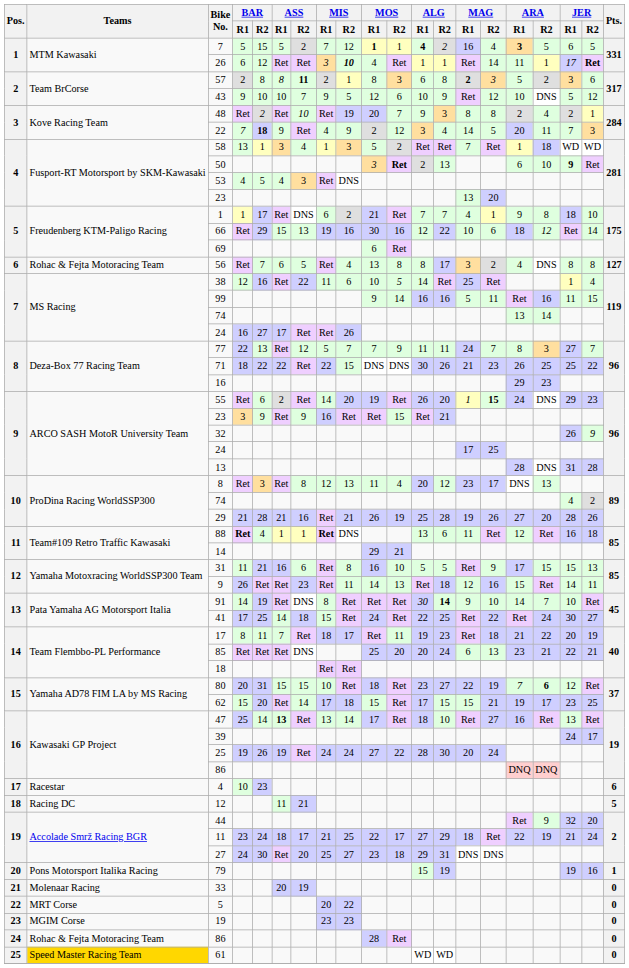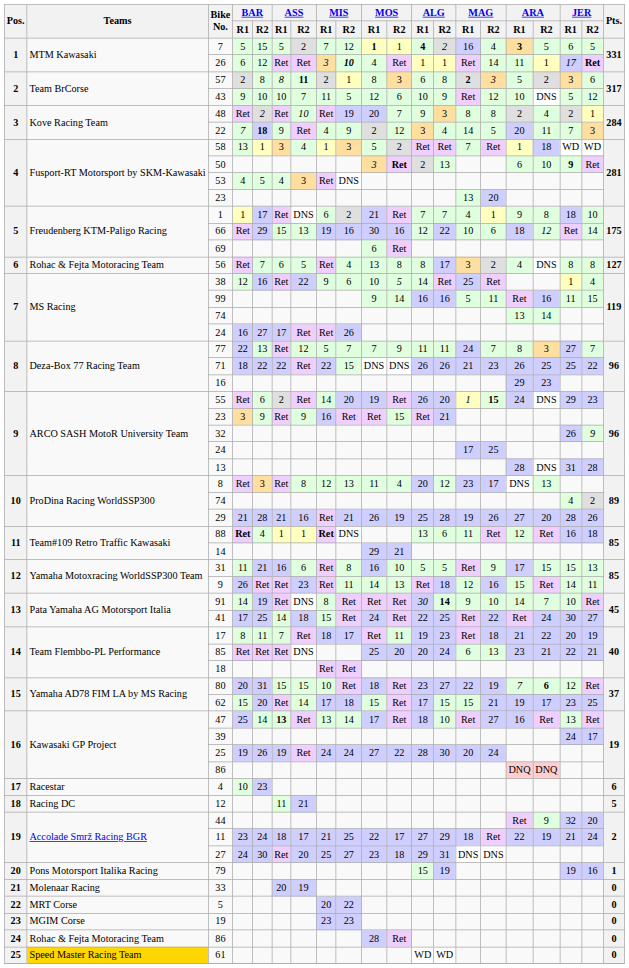(326, 96) 9 -> (326, 96) 11
(326, 281) 11 -> (326, 281) 9
(423, 365) 30 -> (423, 365) 26
